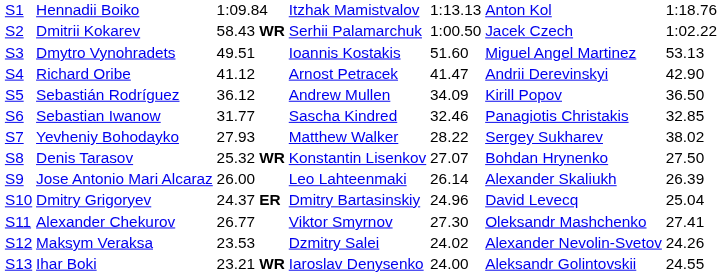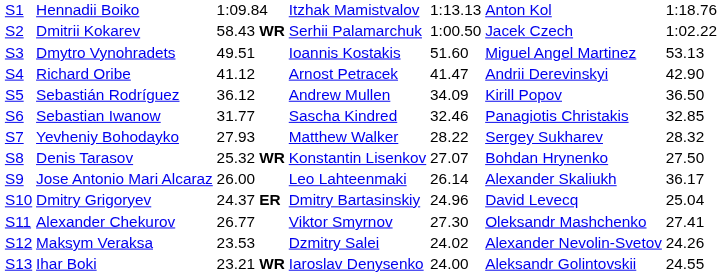(685, 137) 38.02 -> (685, 137) 28.32
(685, 179) 26.39 -> (685, 179) 36.17
